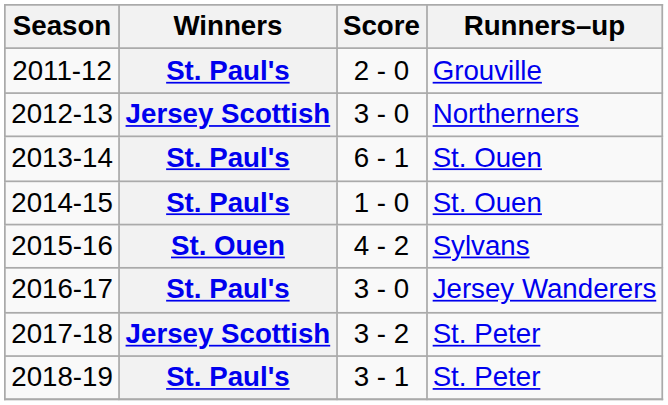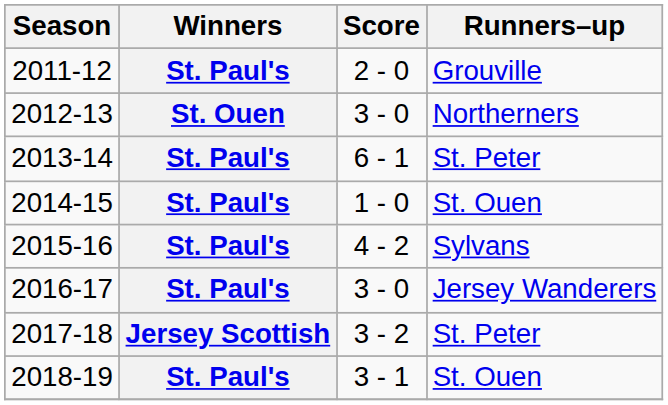(228, 114) Jersey Scottish -> (228, 114) St. Ouen
(487, 158) St. Ouen -> (487, 158) St. Peter
(228, 245) St. Ouen -> (228, 245) St. Paul's
(487, 377) St. Peter -> (487, 377) St. Ouen
